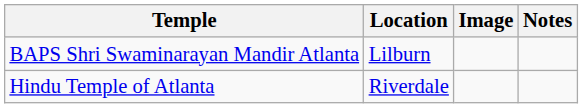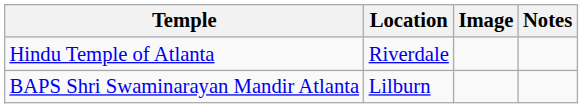rows swapped: (184, 53) <-> (112, 86)
